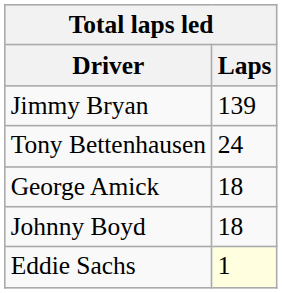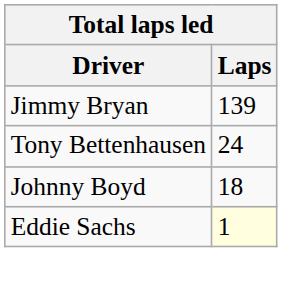- row: (85, 186)
